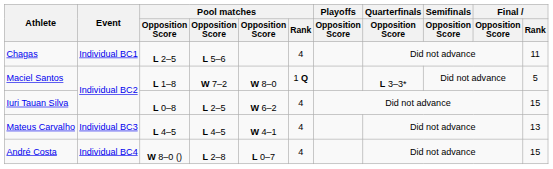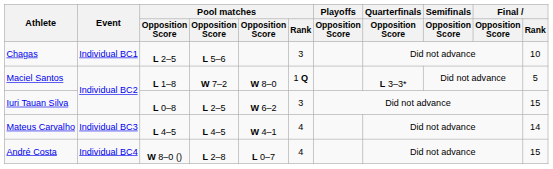(301, 54) 4 -> (301, 54) 3
(535, 54) 11 -> (535, 54) 10
(301, 103) 4 -> (301, 103) 3
(535, 127) 13 -> (535, 127) 14
